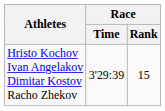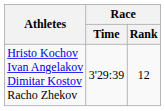(144, 75) 15 -> (144, 75) 12
